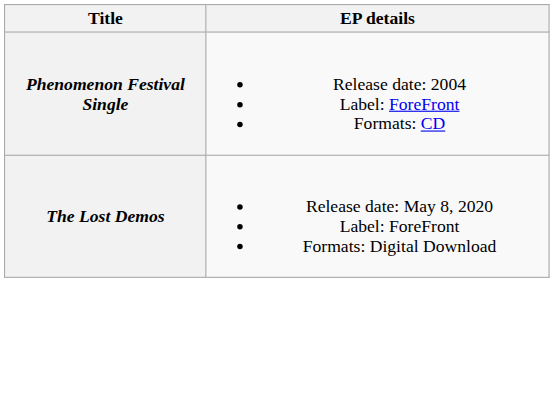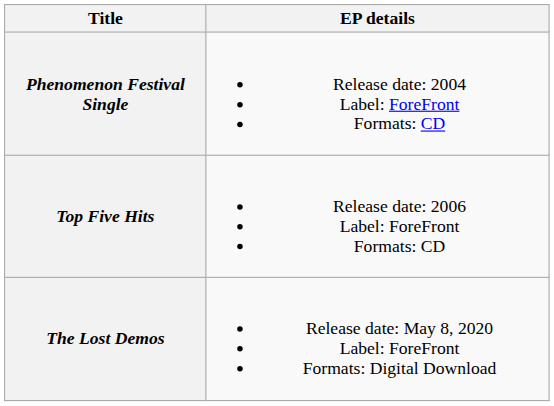+ row: (105, 216)
